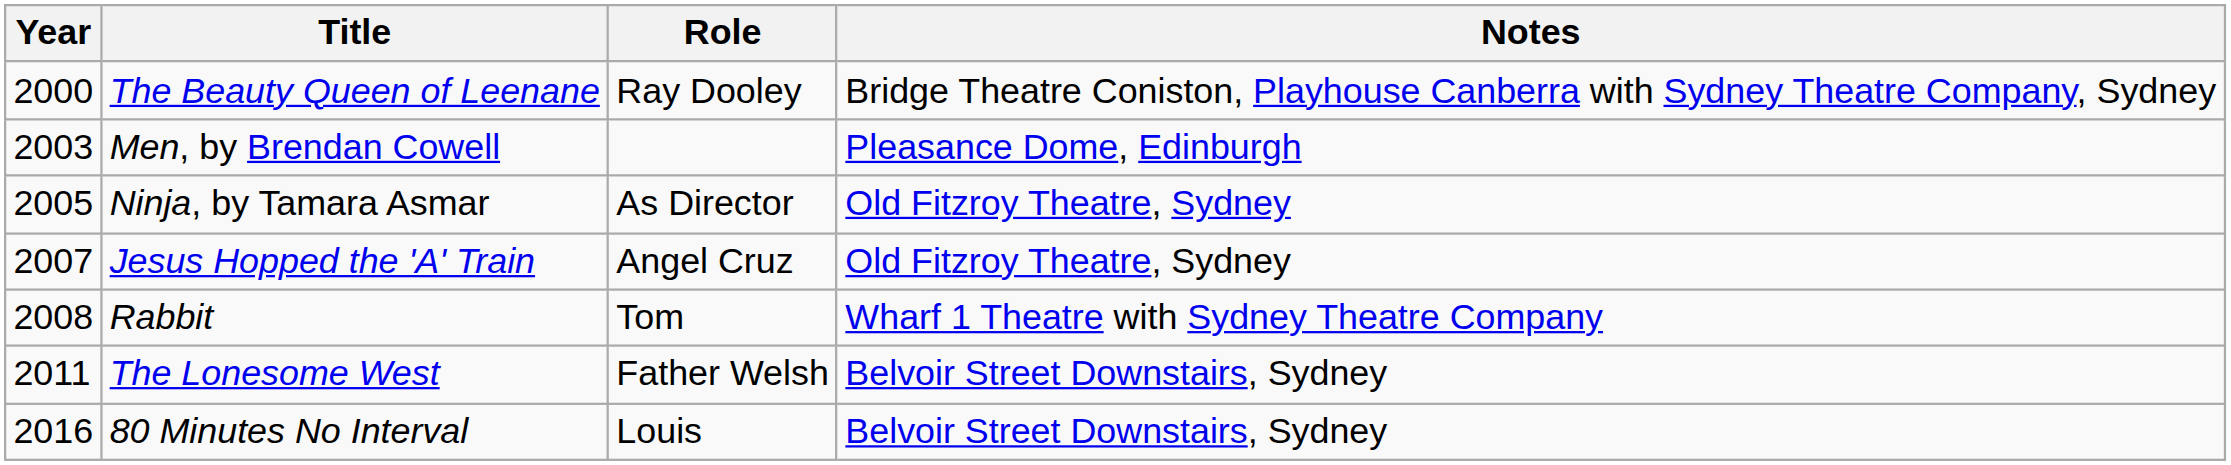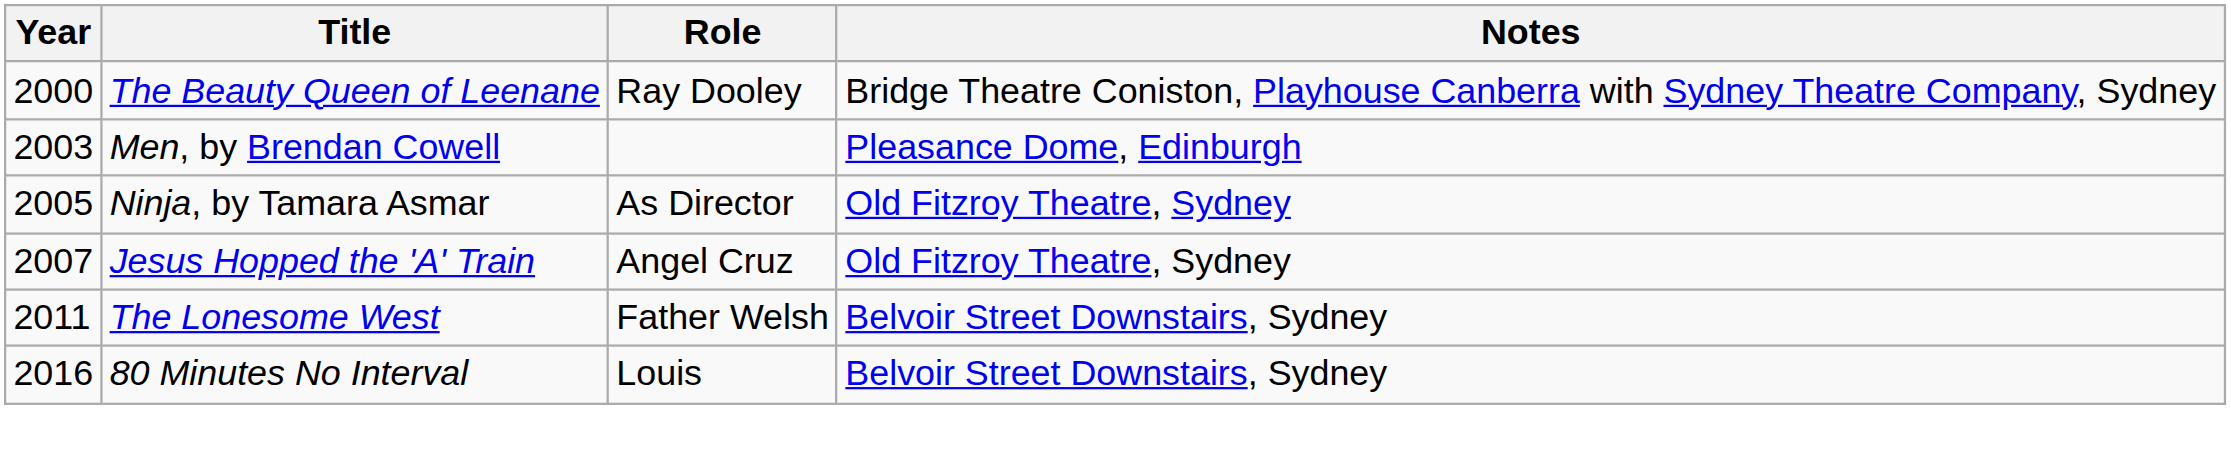- row: (161, 317)
